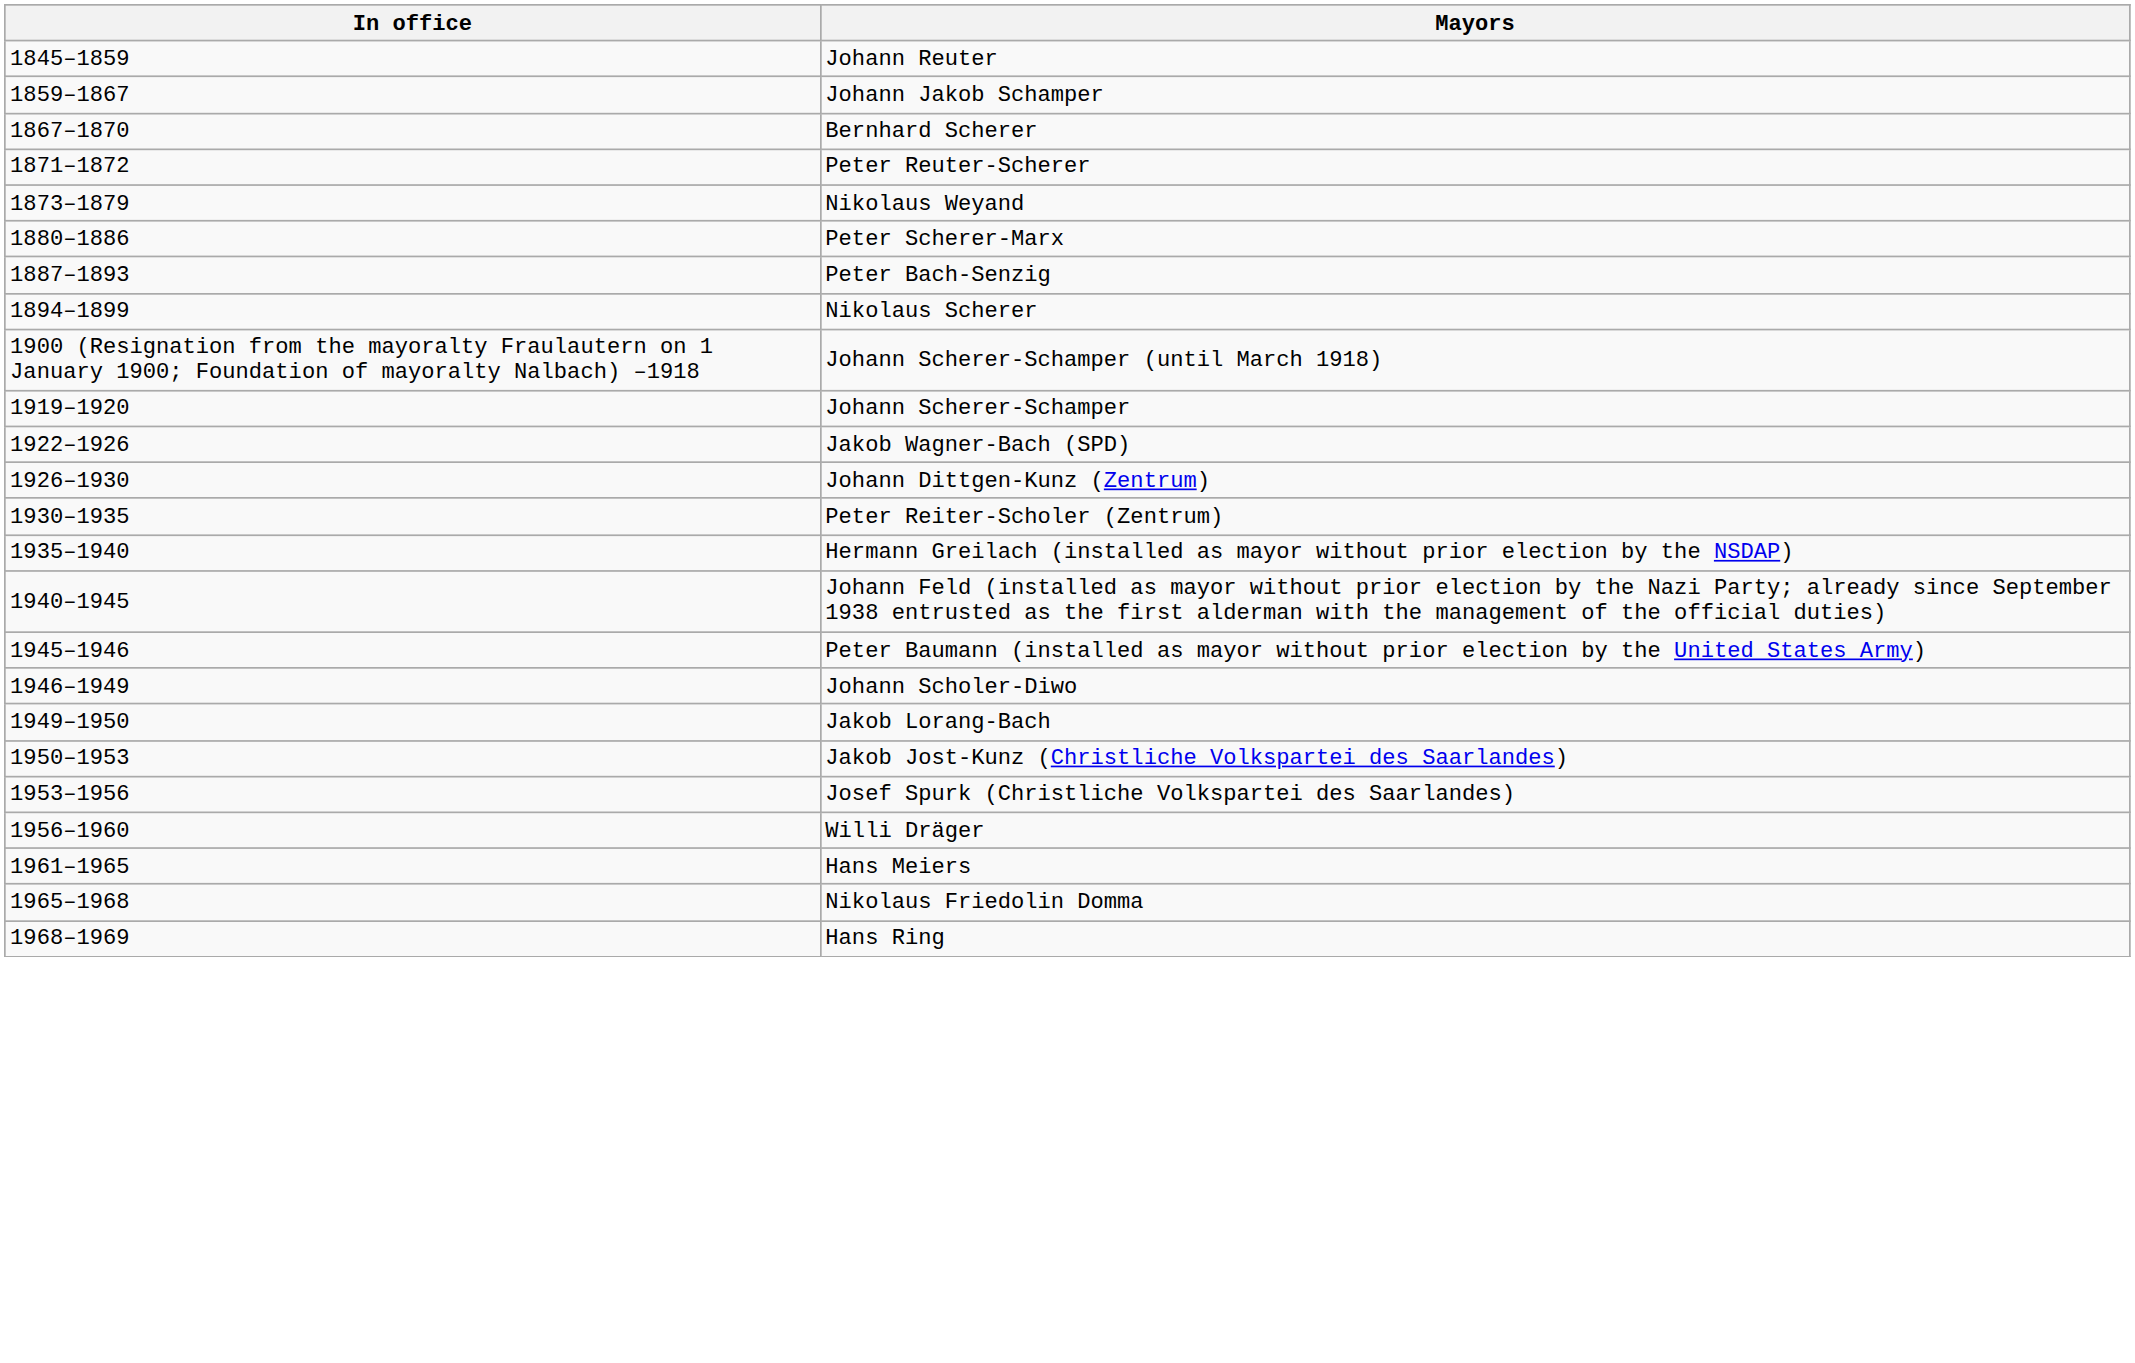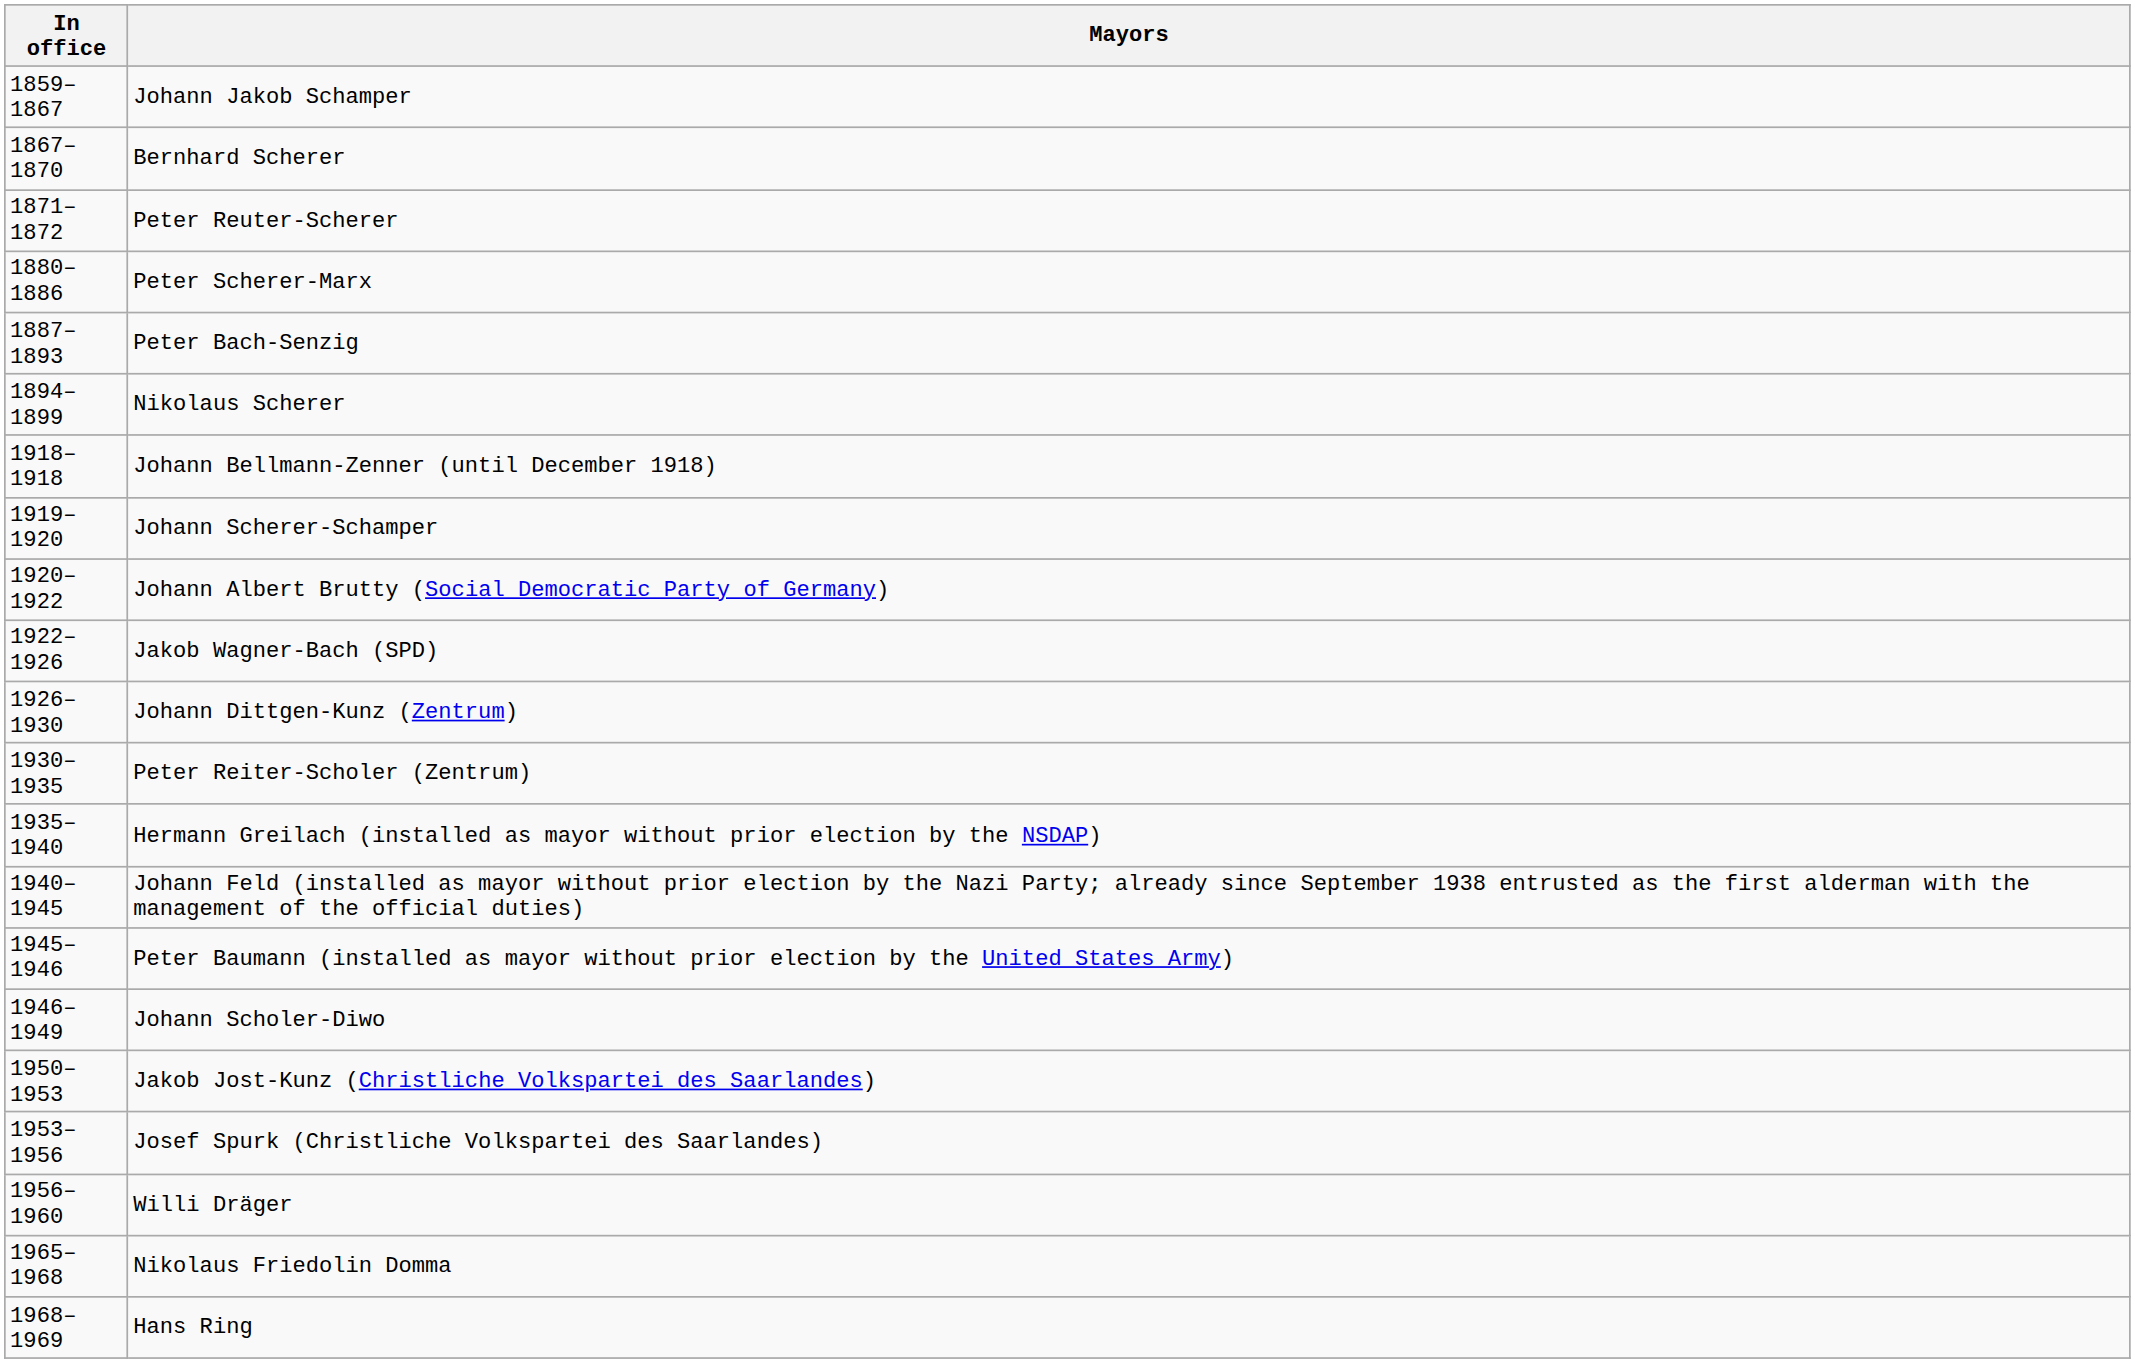- row: (912, 59)
- row: (925, 203)
- row: (1104, 360)
+ row: (425, 466)
+ row: (511, 589)
- row: (938, 722)
- row: (898, 866)
